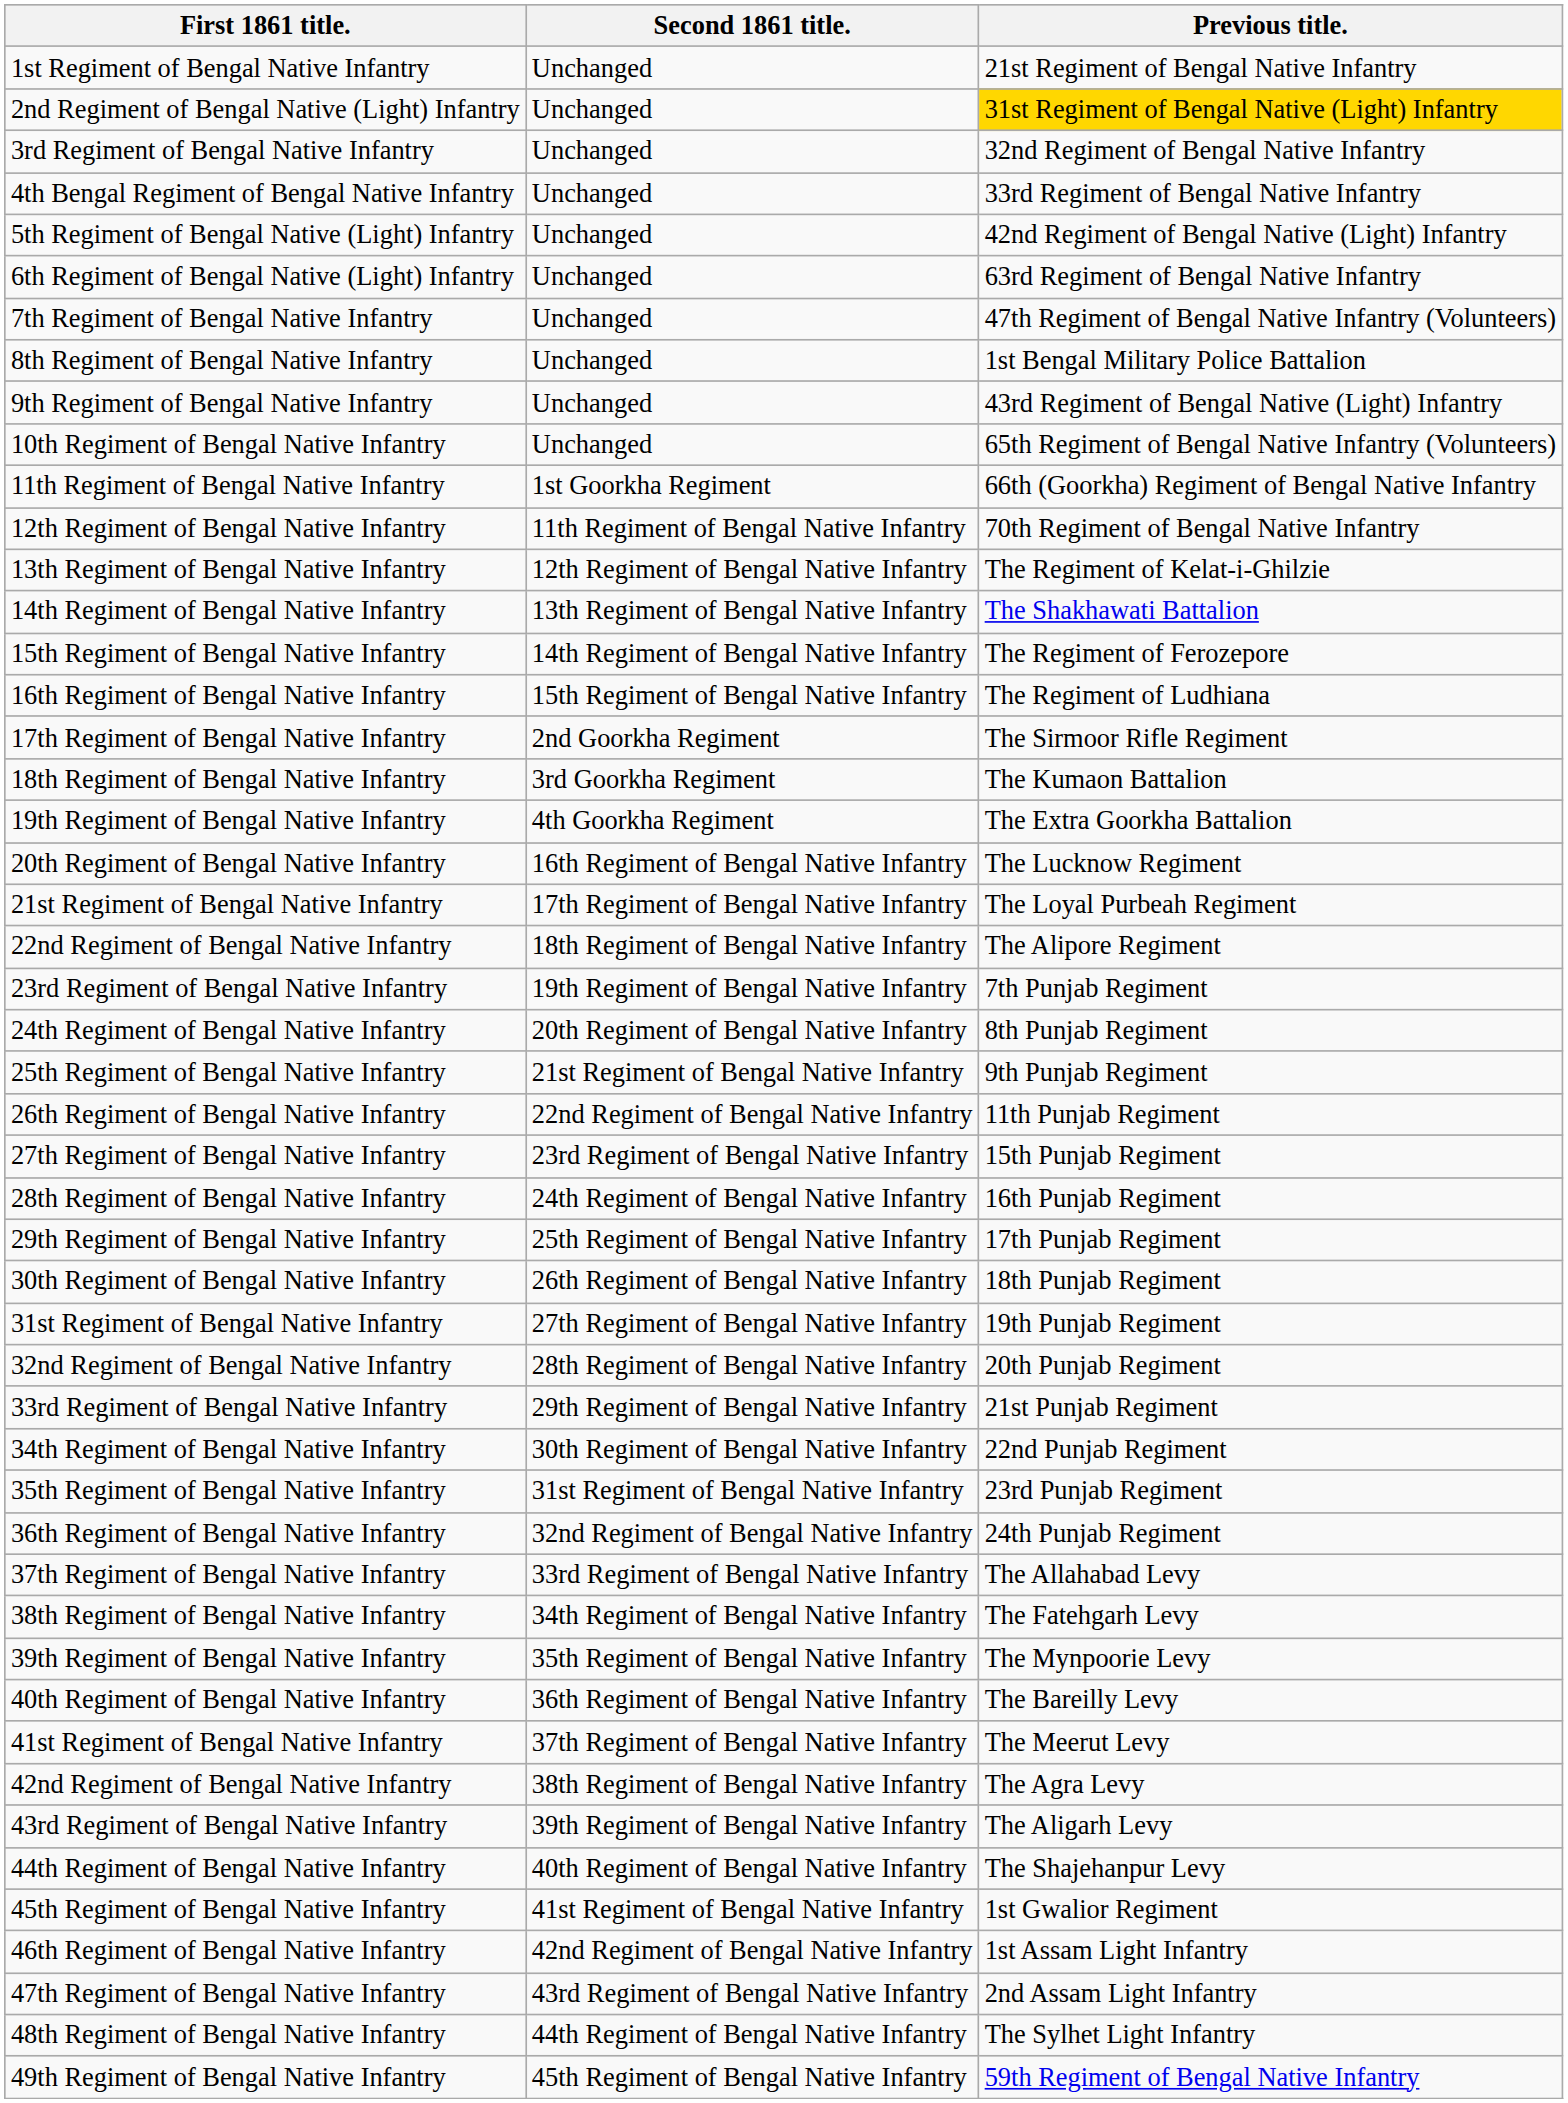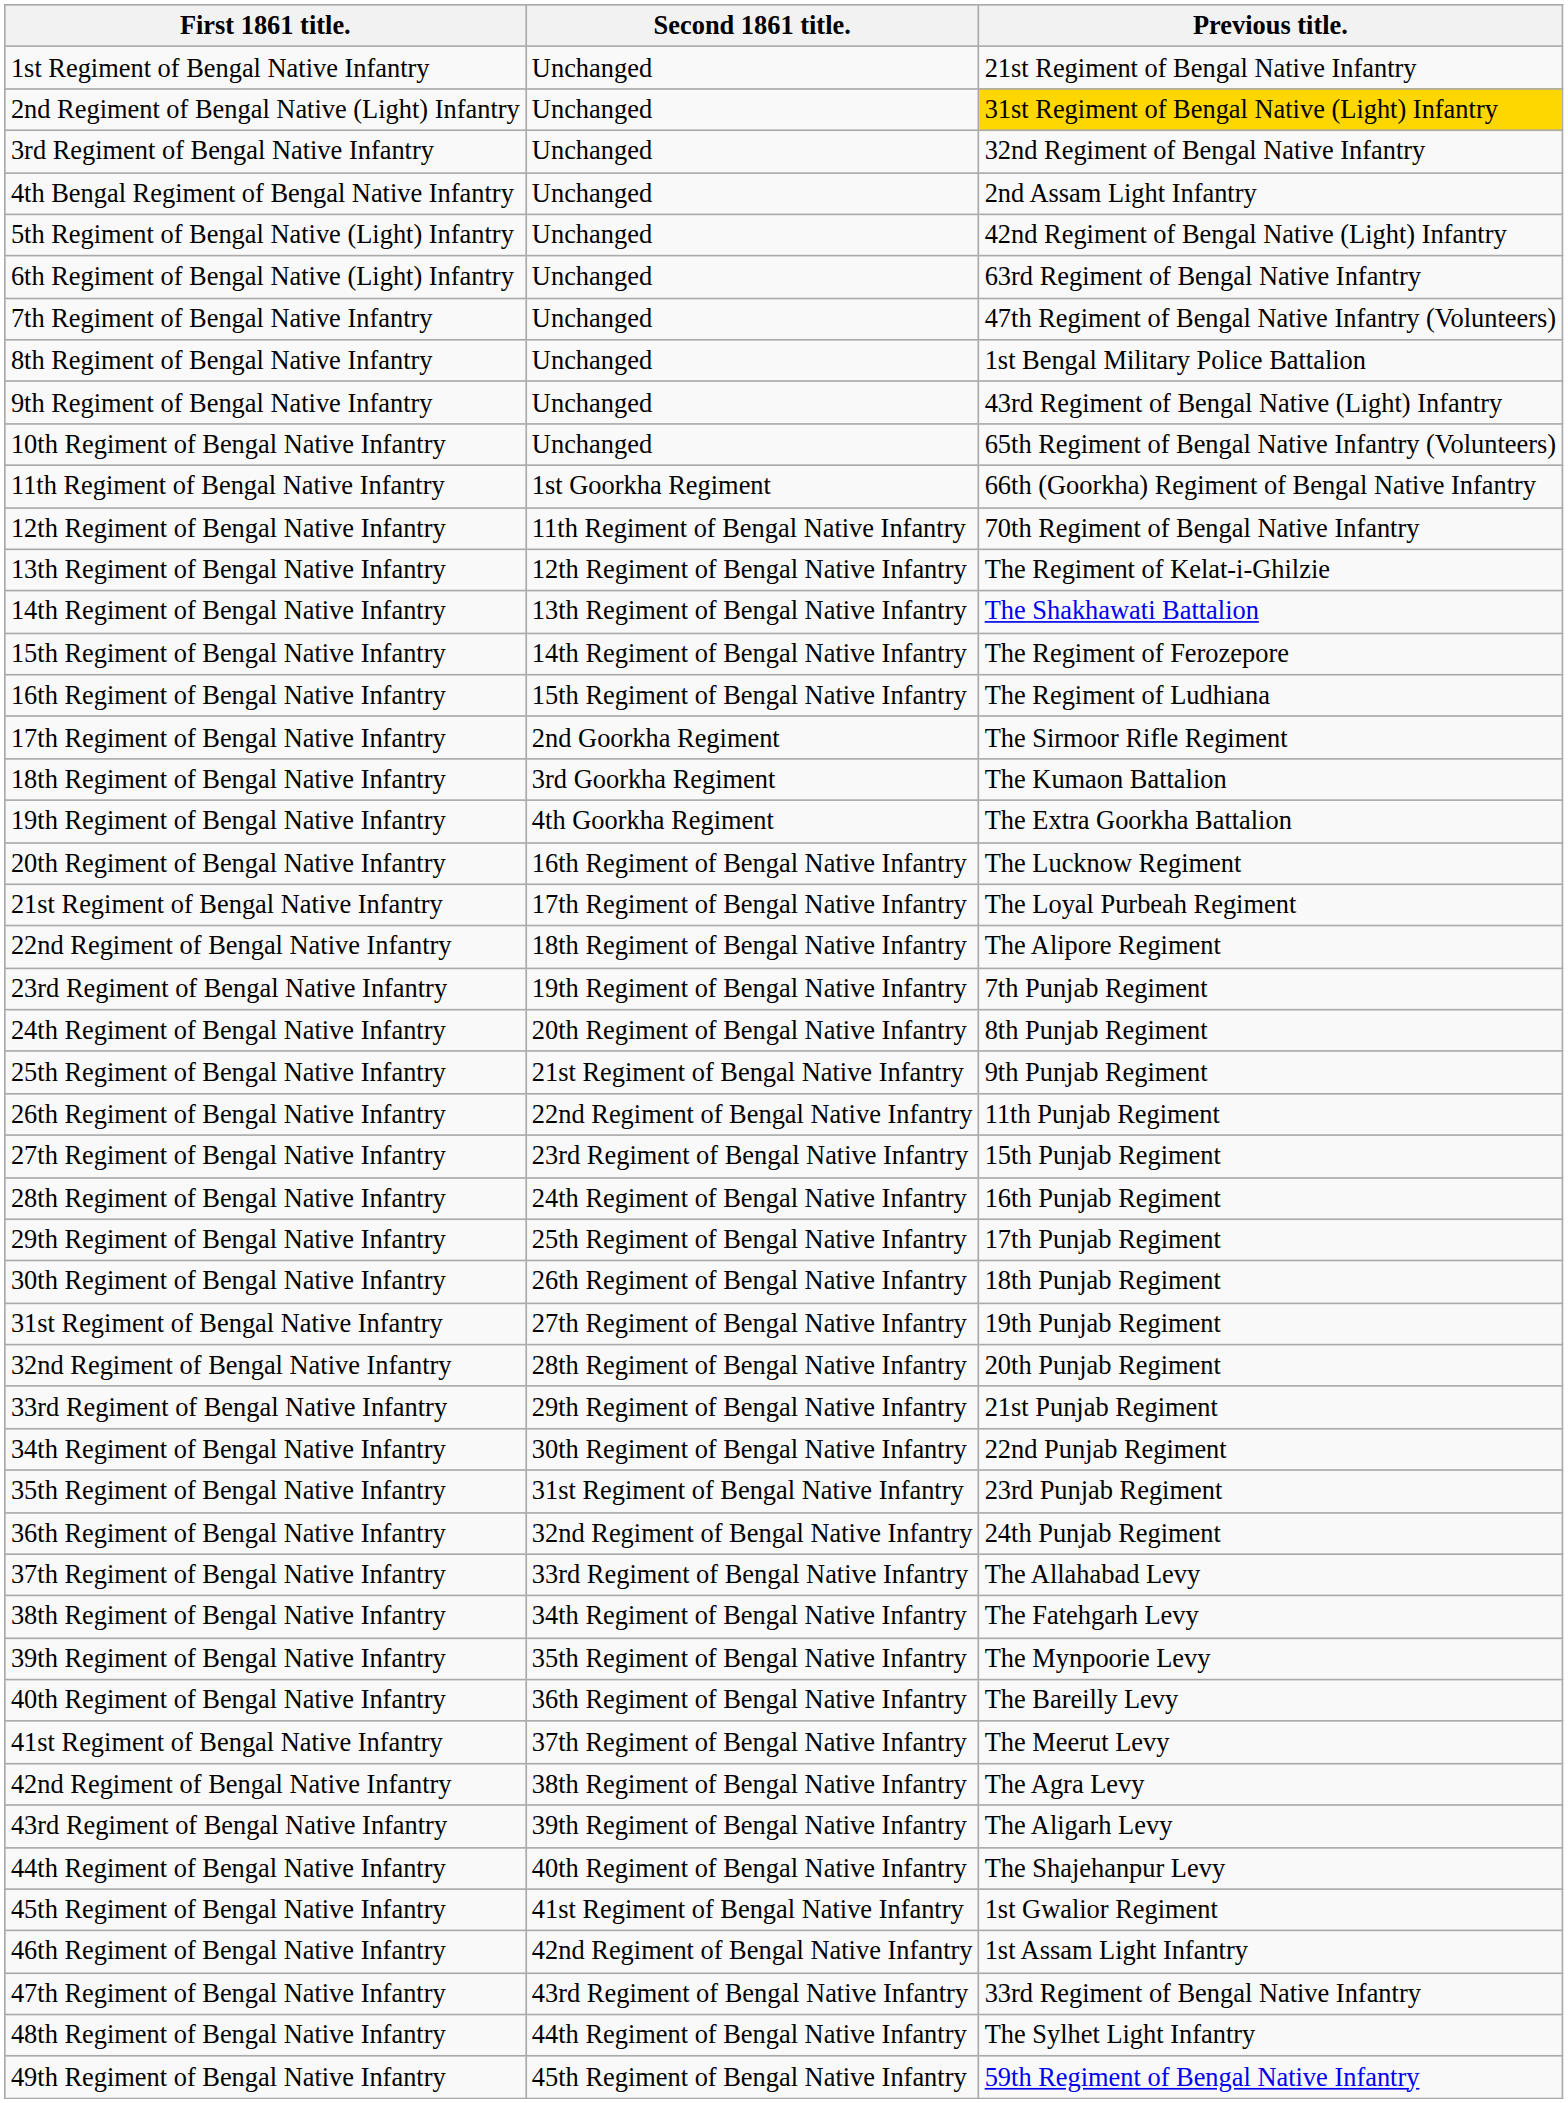(1203, 192) 33rd Regiment of Bengal Native Infantry -> (1121, 192) 2nd Assam Light Infantry
(1121, 1993) 2nd Assam Light Infantry -> (1203, 1993) 33rd Regiment of Bengal Native Infantry
